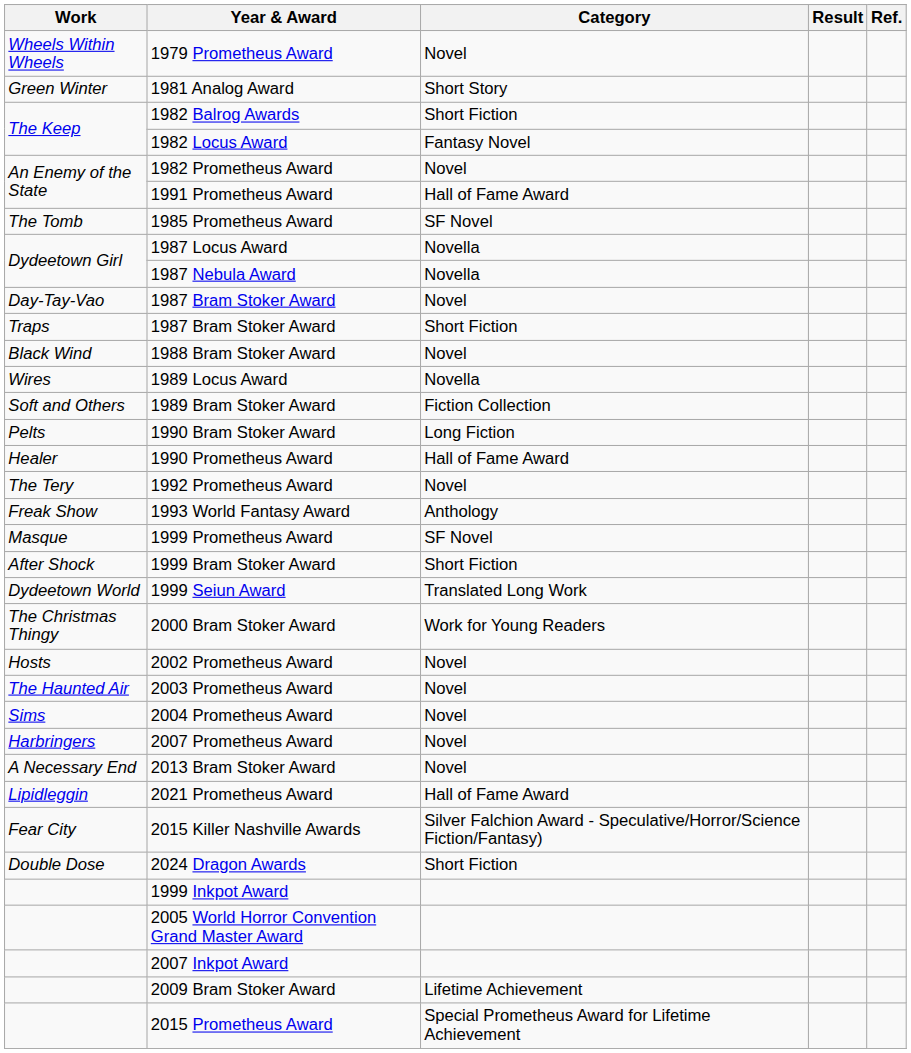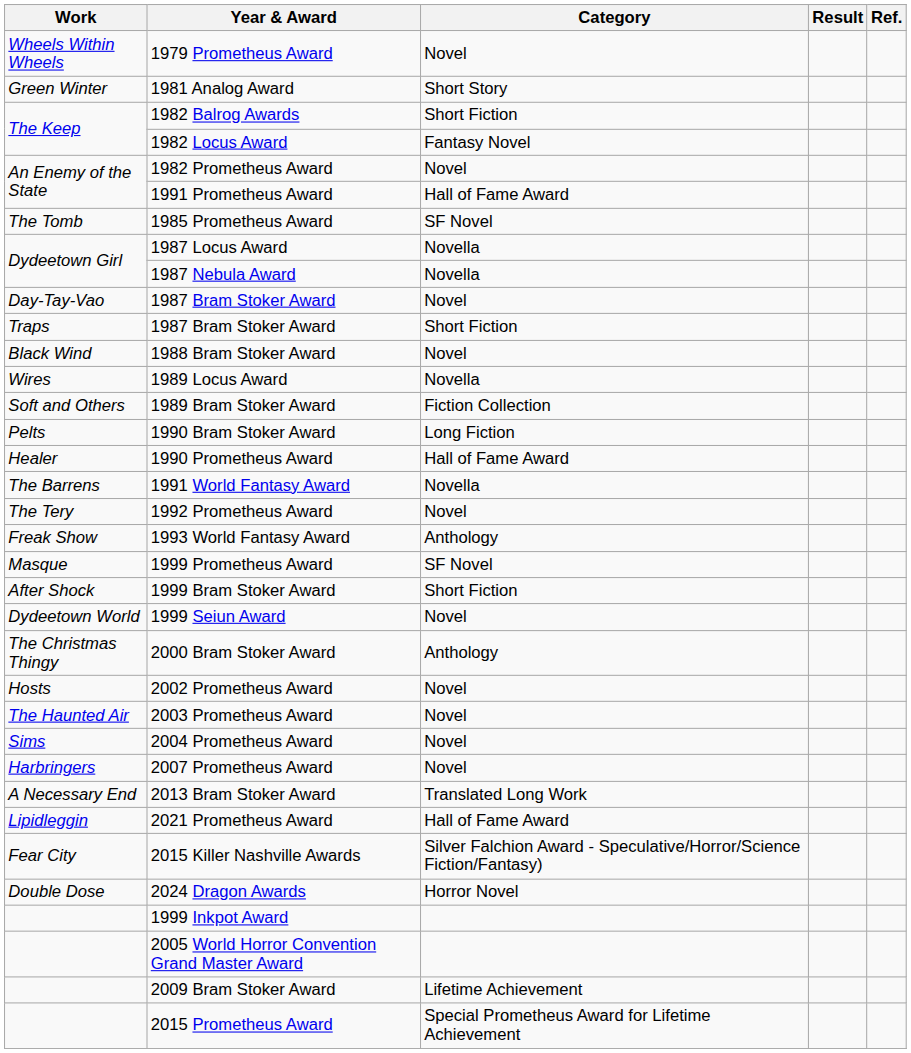+ row: (54, 485)
(506, 590) Translated Long Work -> (445, 616) Novel
(515, 626) Work for Young Readers -> (461, 652) Anthology
(445, 767) Novel -> (506, 794) Translated Long Work
(471, 865) Short Fiction -> (471, 891) Horror Novel
- row: (76, 963)
